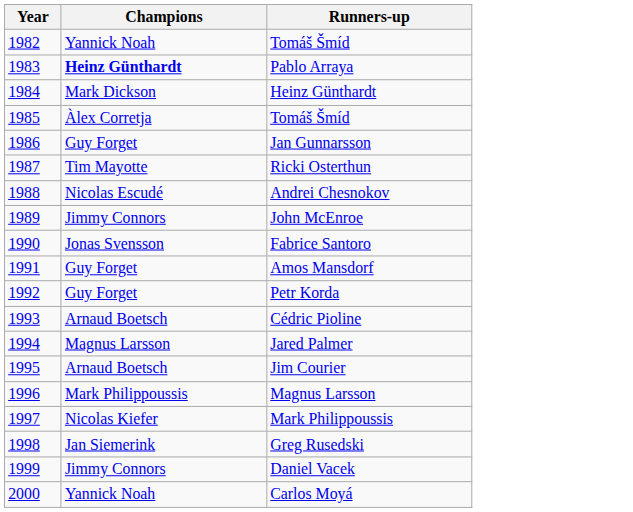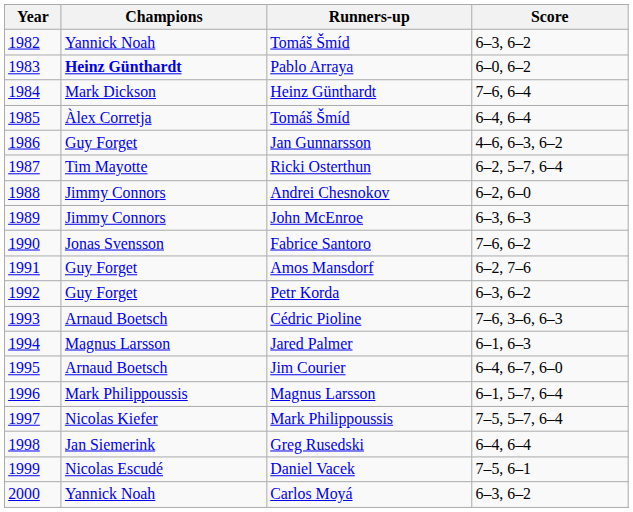+ column: (550, 17)
(114, 192) Nicolas Escudé -> (115, 192) Jimmy Connors
(115, 469) Jimmy Connors -> (114, 469) Nicolas Escudé
